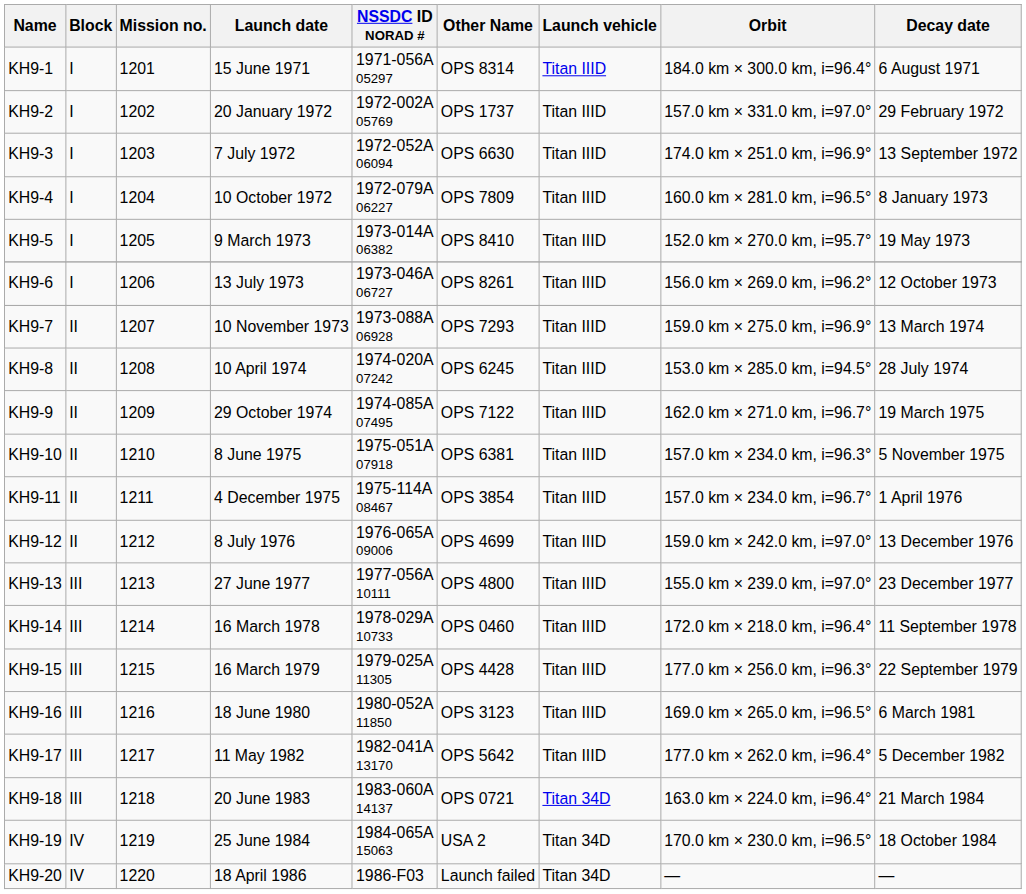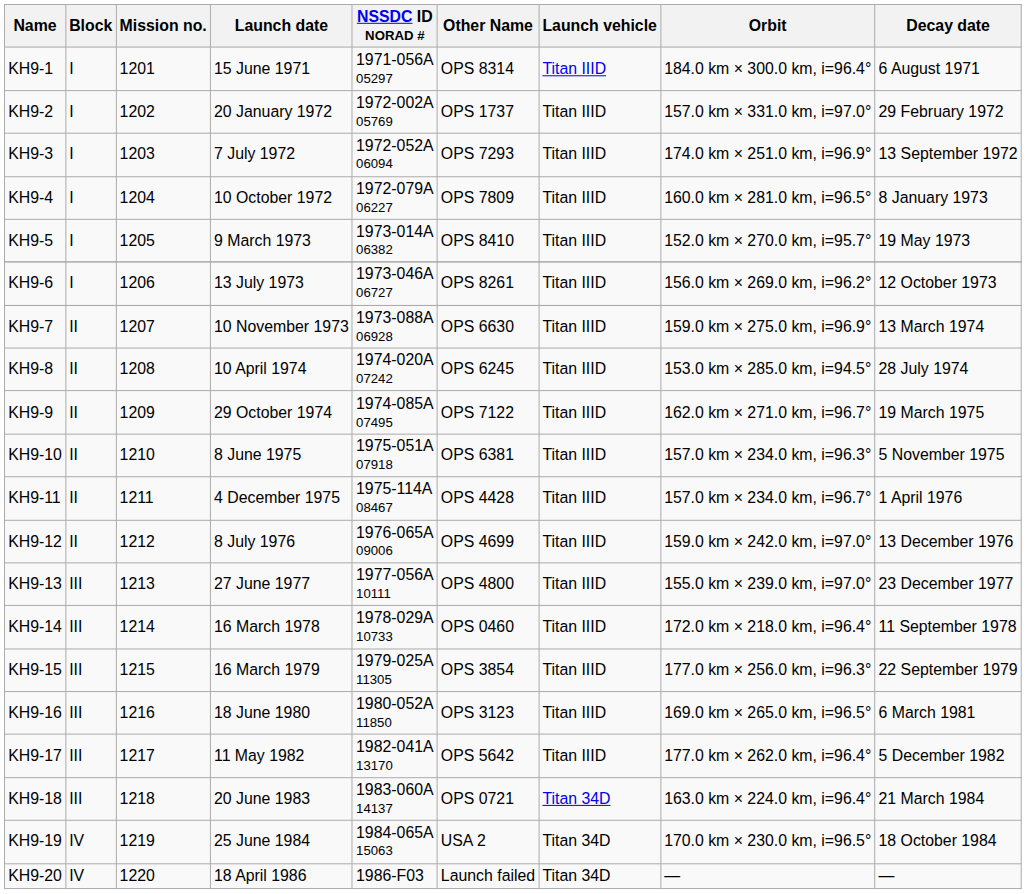(477, 154) OPS 6630 -> (477, 154) OPS 7293
(477, 326) OPS 7293 -> (477, 326) OPS 6630
(477, 498) OPS 3854 -> (477, 498) OPS 4428
(477, 670) OPS 4428 -> (477, 670) OPS 3854
